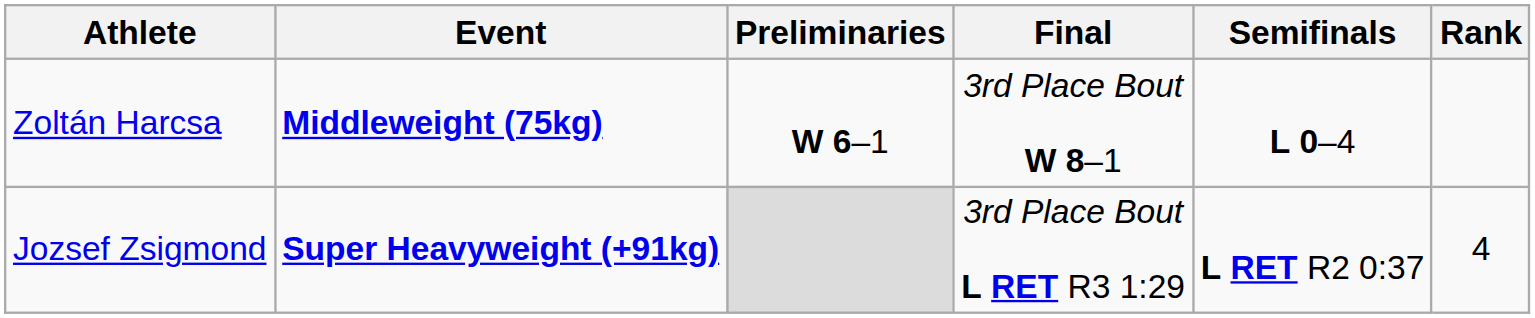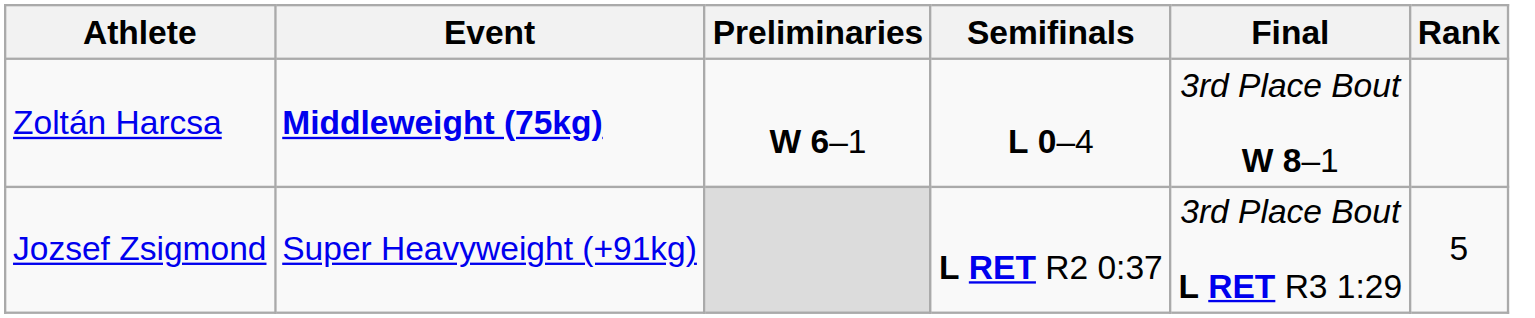columns swapped: (1313, 32) <-> (1073, 32)
(501, 250) bold -> (490, 250) normal
(1481, 250) 4 -> (1459, 250) 5
